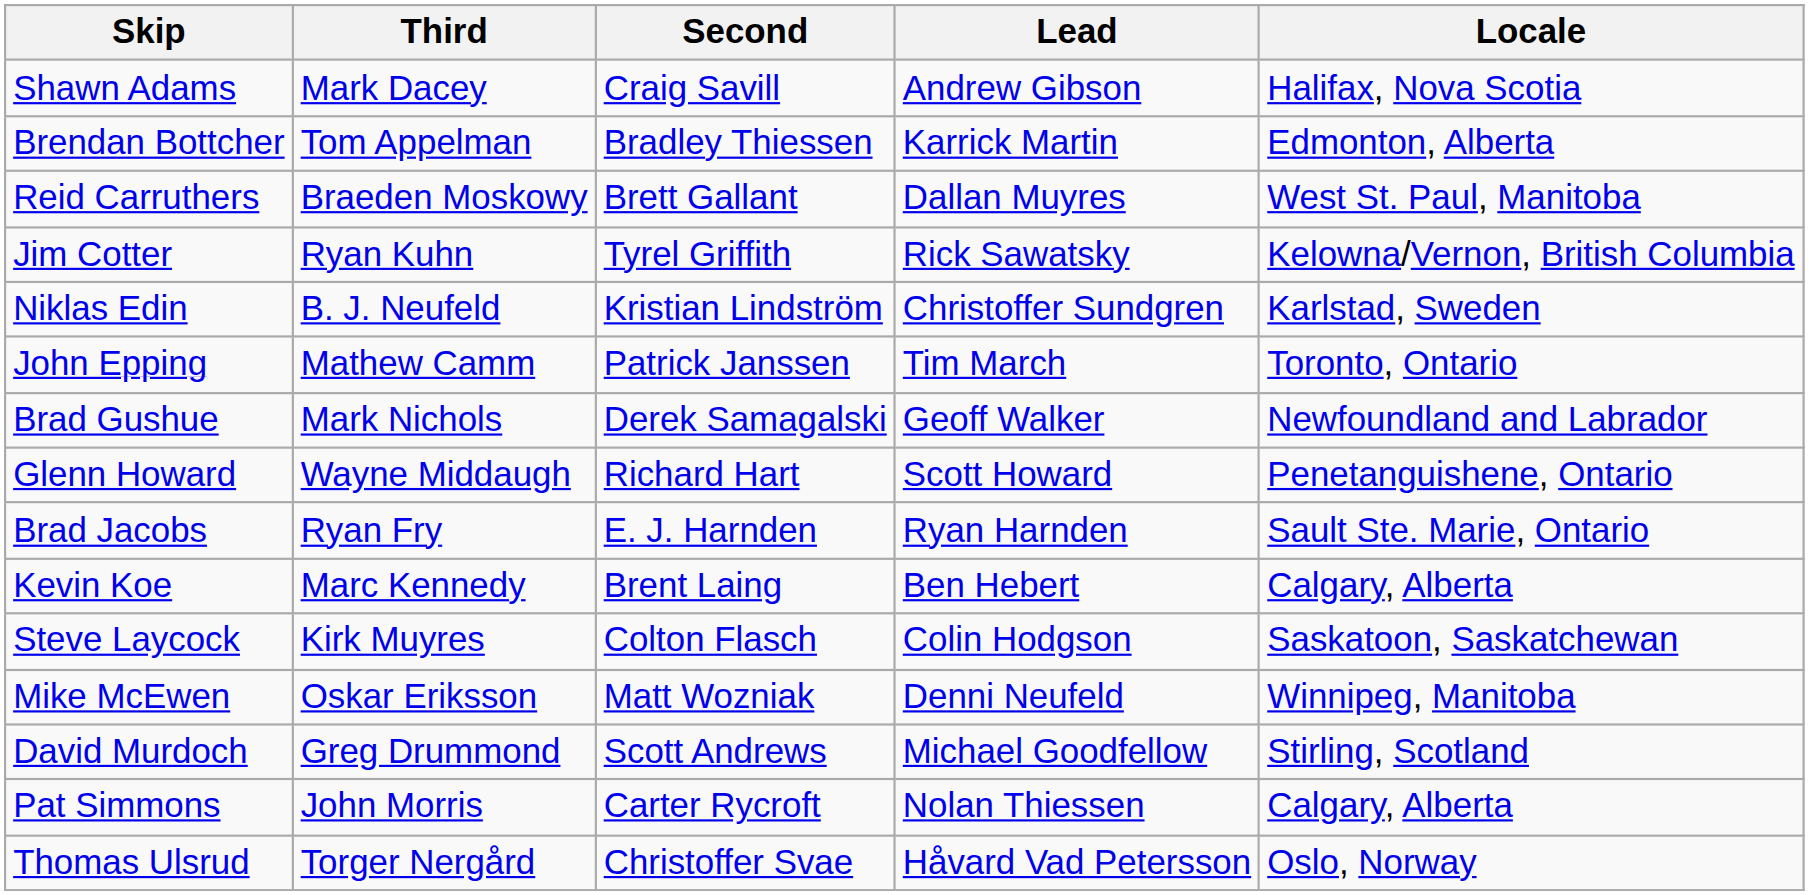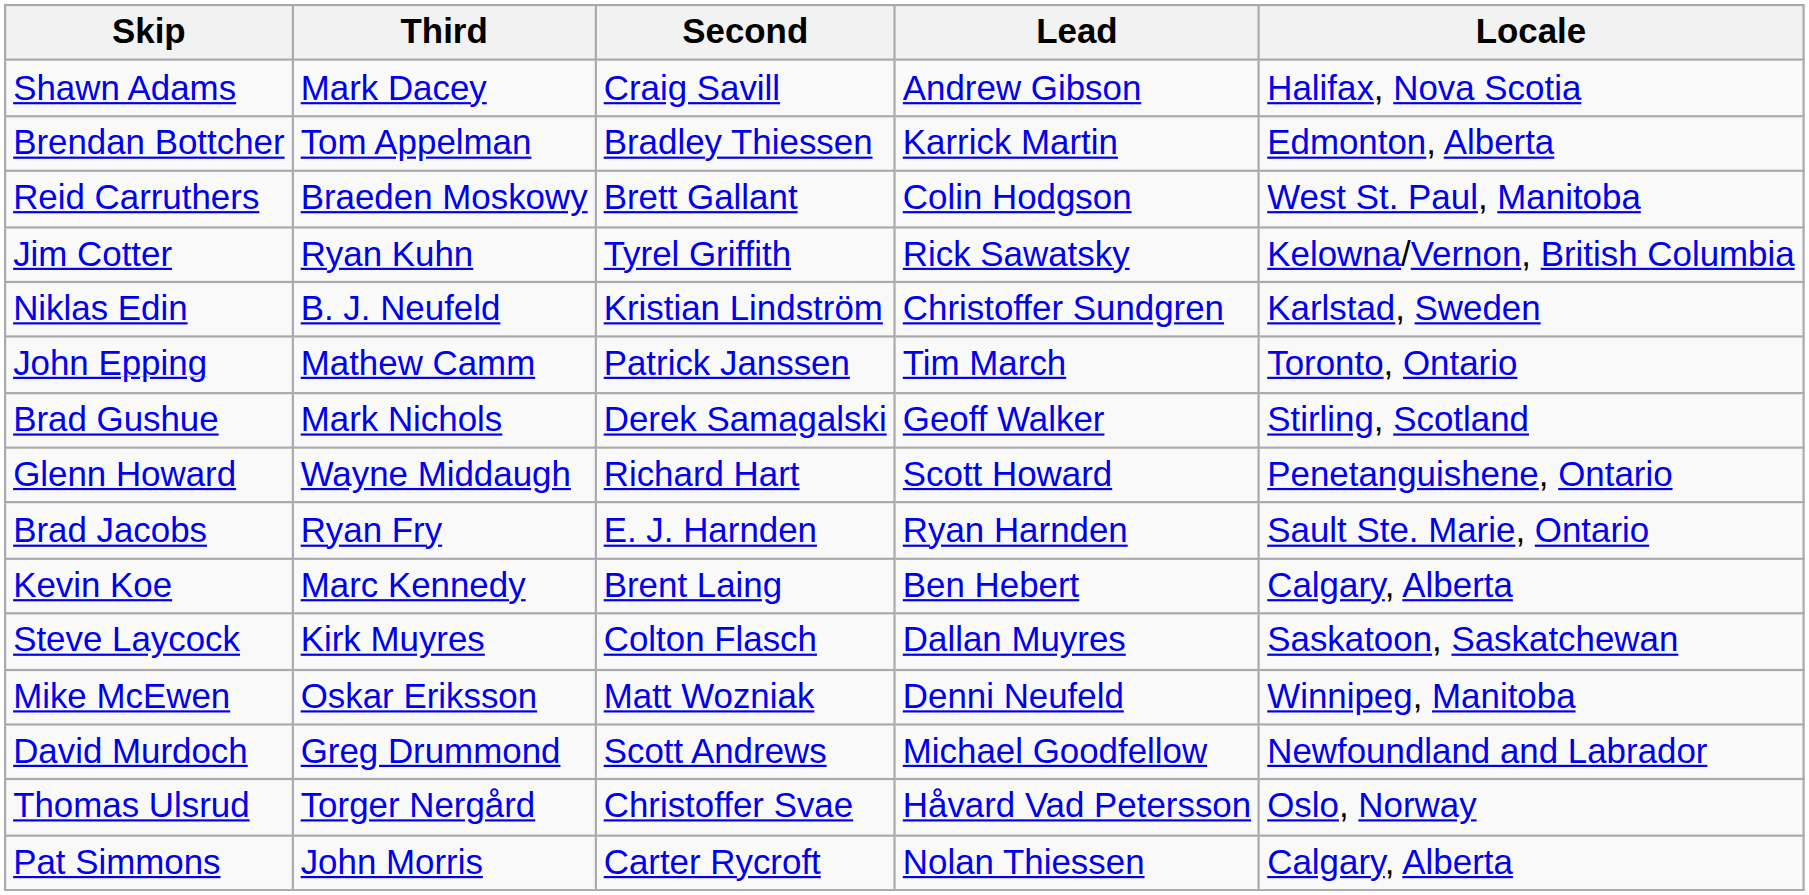(1014, 198) Dallan Muyres -> (1017, 198) Colin Hodgson
(1487, 419) Newfoundland and Labrador -> (1398, 419) Stirling, Scotland
(1017, 640) Colin Hodgson -> (1014, 640) Dallan Muyres
(1398, 751) Stirling, Scotland -> (1487, 751) Newfoundland and Labrador
rows swapped: (117, 806) <-> (131, 861)
